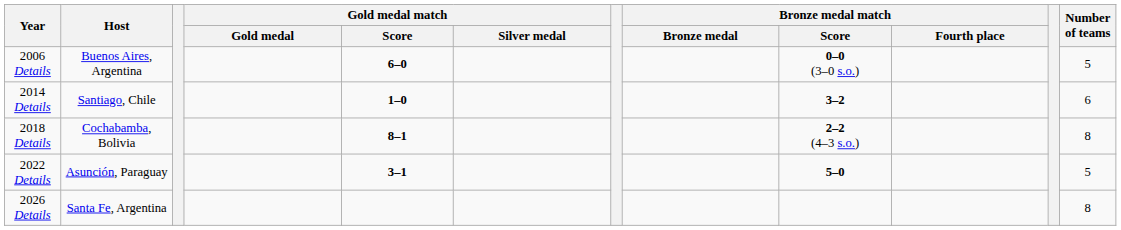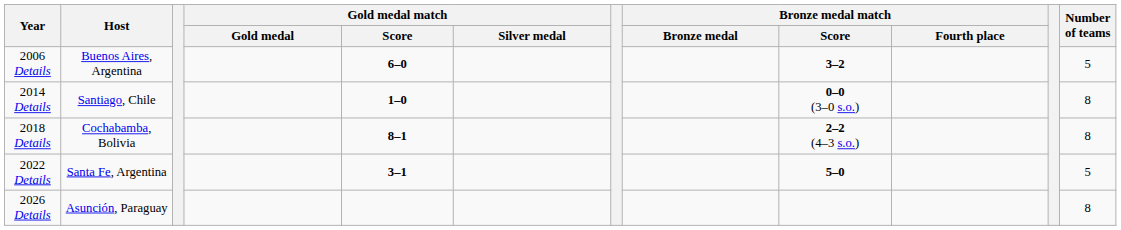(835, 64) 0–0 (3–0 s.o.) -> (835, 64) 3–2
(835, 100) 3–2 -> (835, 100) 0–0 (3–0 s.o.)
(1088, 100) 6 -> (1088, 100) 8
(117, 172) Asunción, Paraguay -> (117, 172) Santa Fe, Argentina
(117, 208) Santa Fe, Argentina -> (117, 208) Asunción, Paraguay
